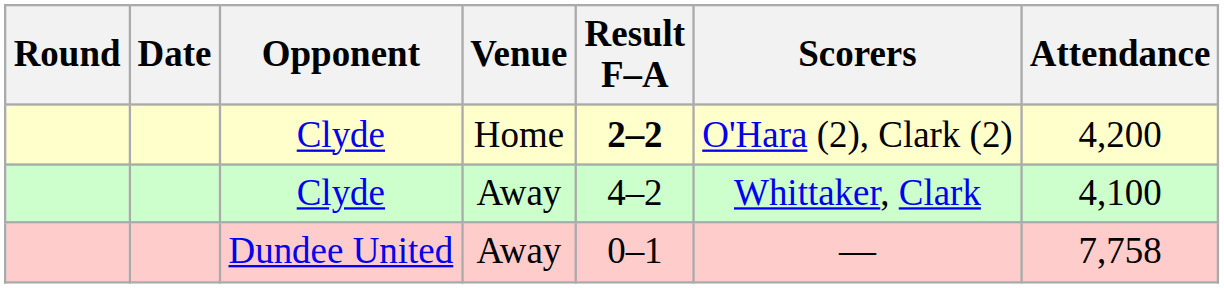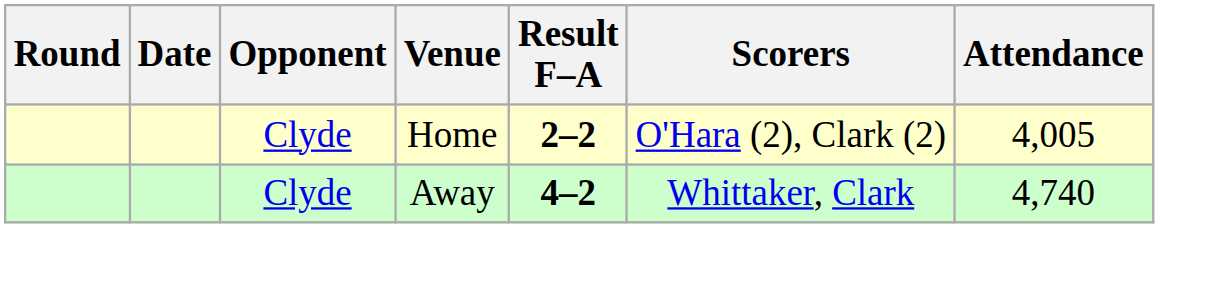(1120, 134) 4,200 -> (1053, 134) 4,005
(635, 192) normal -> (568, 192) bold
(1120, 192) 4,100 -> (1053, 192) 4,740
- row: (341, 251)
